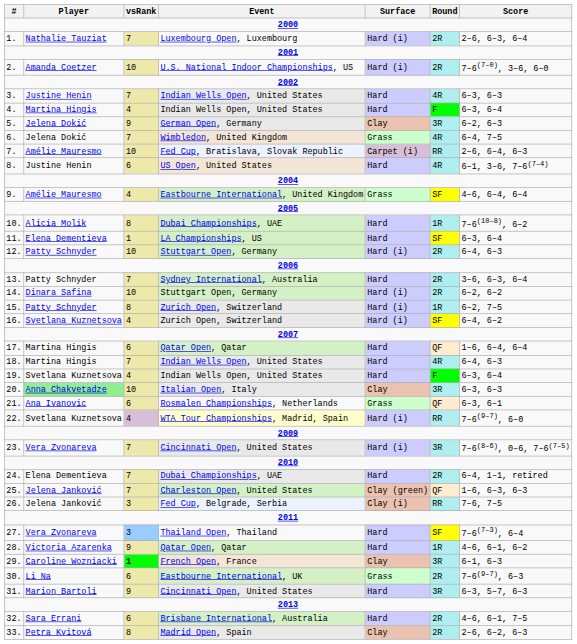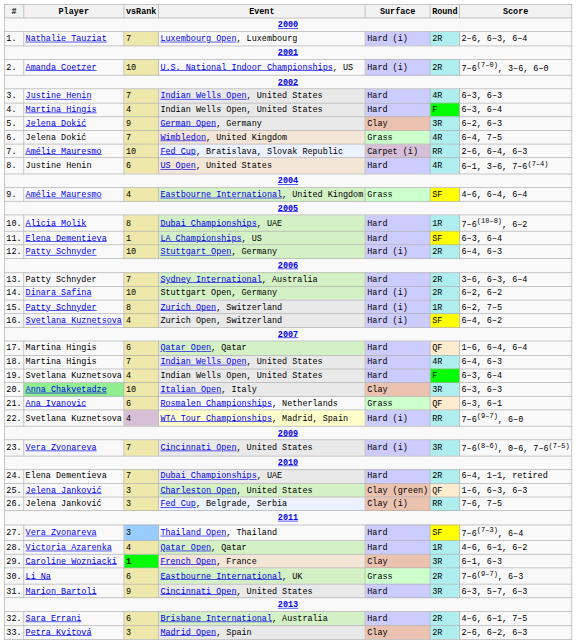(128, 490) 7 -> (128, 490) 3
(128, 548) 9 -> (128, 548) 4
(128, 632) 8 -> (128, 632) 3
